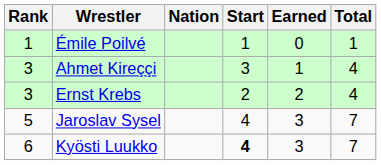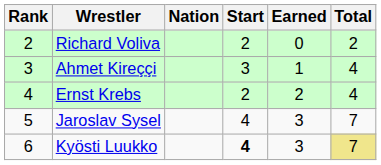- row: (101, 43)
+ row: (108, 43)
(28, 95) 3 -> (28, 95) 4
(353, 146) no background -> (353, 146) khaki background
